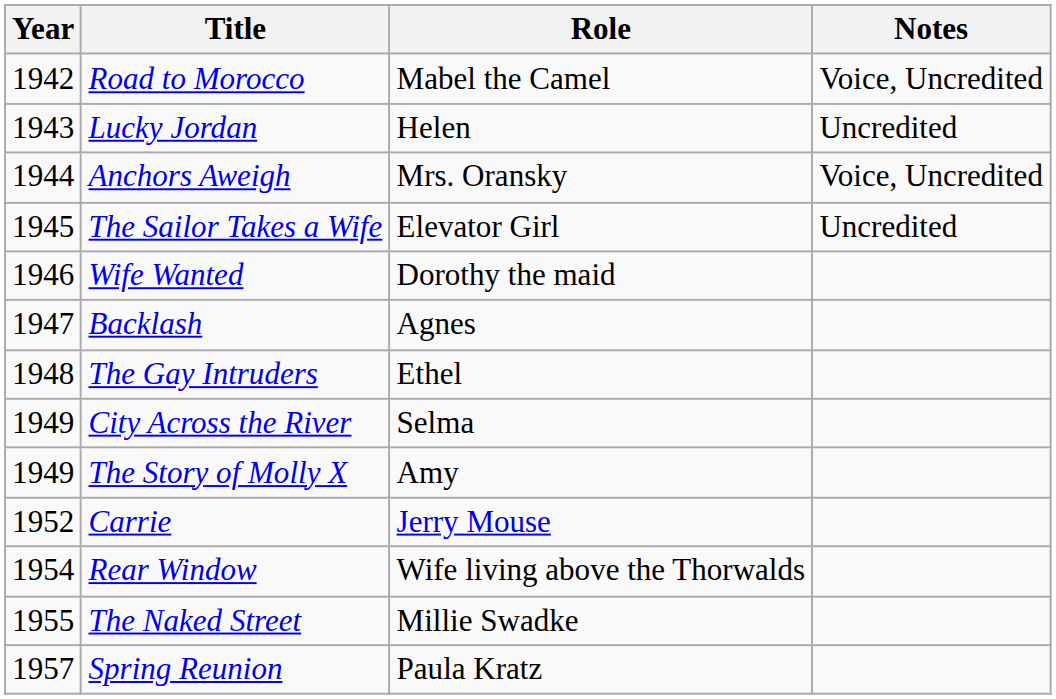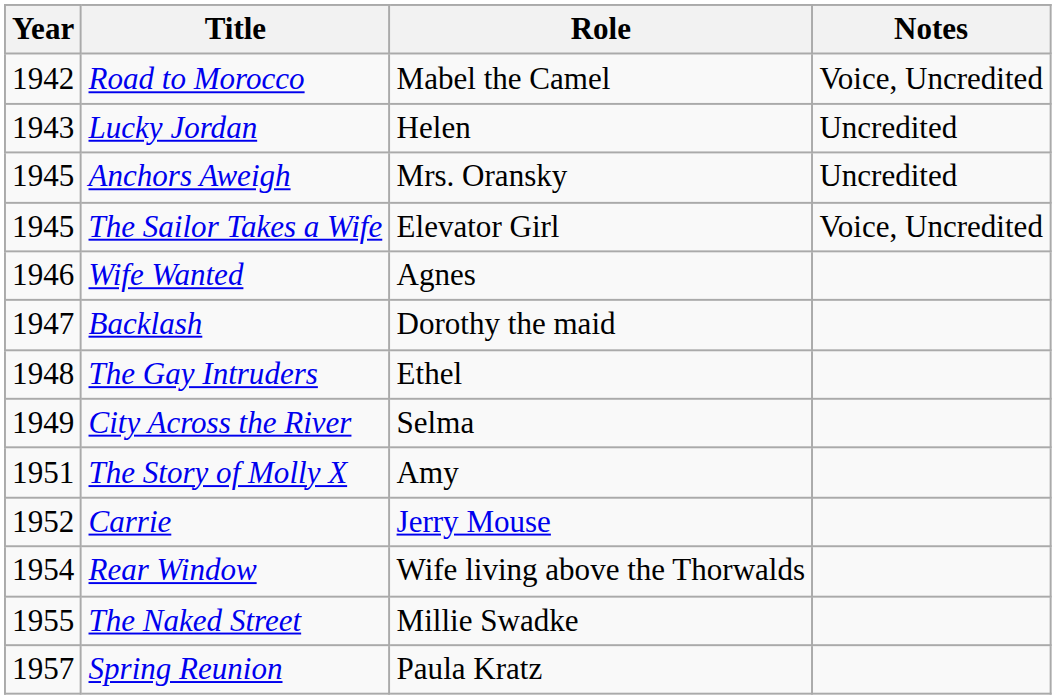(43, 176) 1944 -> (43, 176) 1945
(931, 176) Voice, Uncredited -> (888, 176) Uncredited
(888, 226) Uncredited -> (931, 226) Voice, Uncredited
(506, 275) Dorothy the maid -> (436, 275) Agnes
(436, 324) Agnes -> (506, 324) Dorothy the maid
(43, 472) 1949 -> (43, 472) 1951
